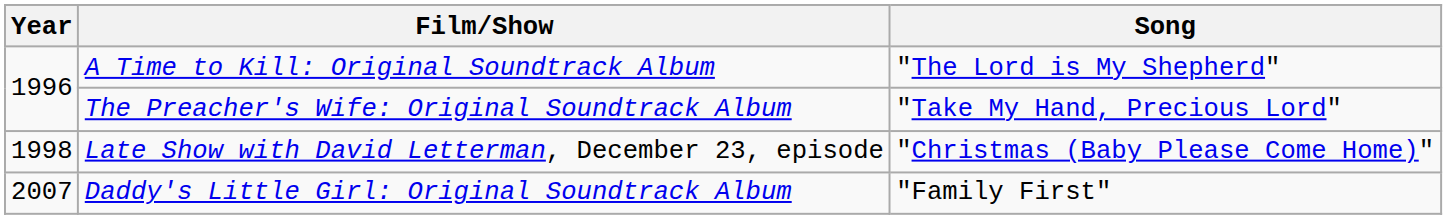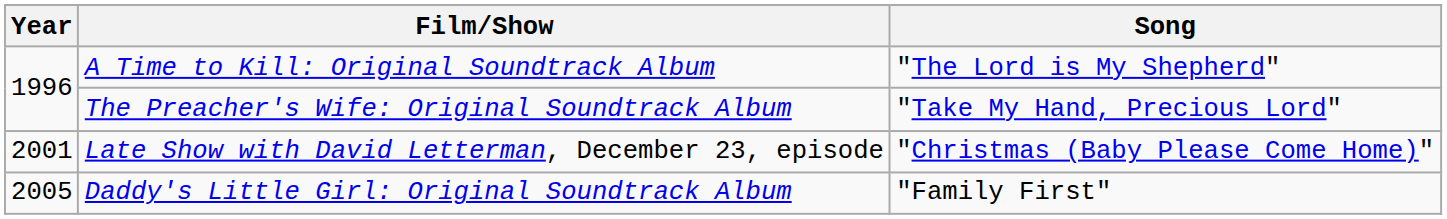(42, 151) 1998 -> (42, 151) 2001
(42, 193) 2007 -> (42, 193) 2005
